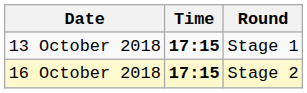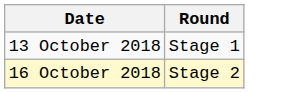- column: (194, 18)
